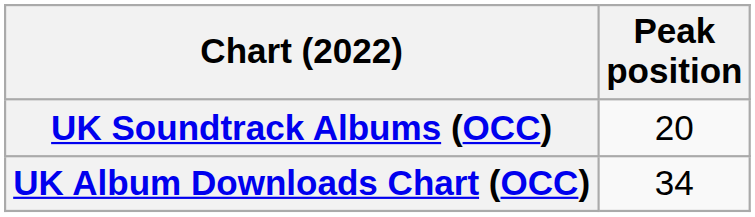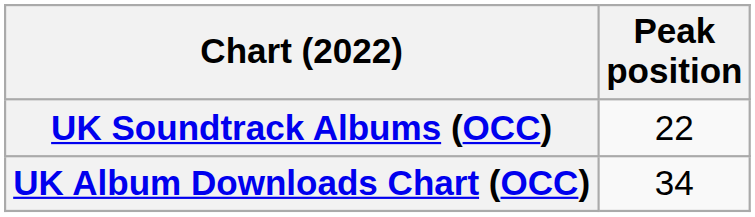(674, 127) 20 -> (674, 127) 22
